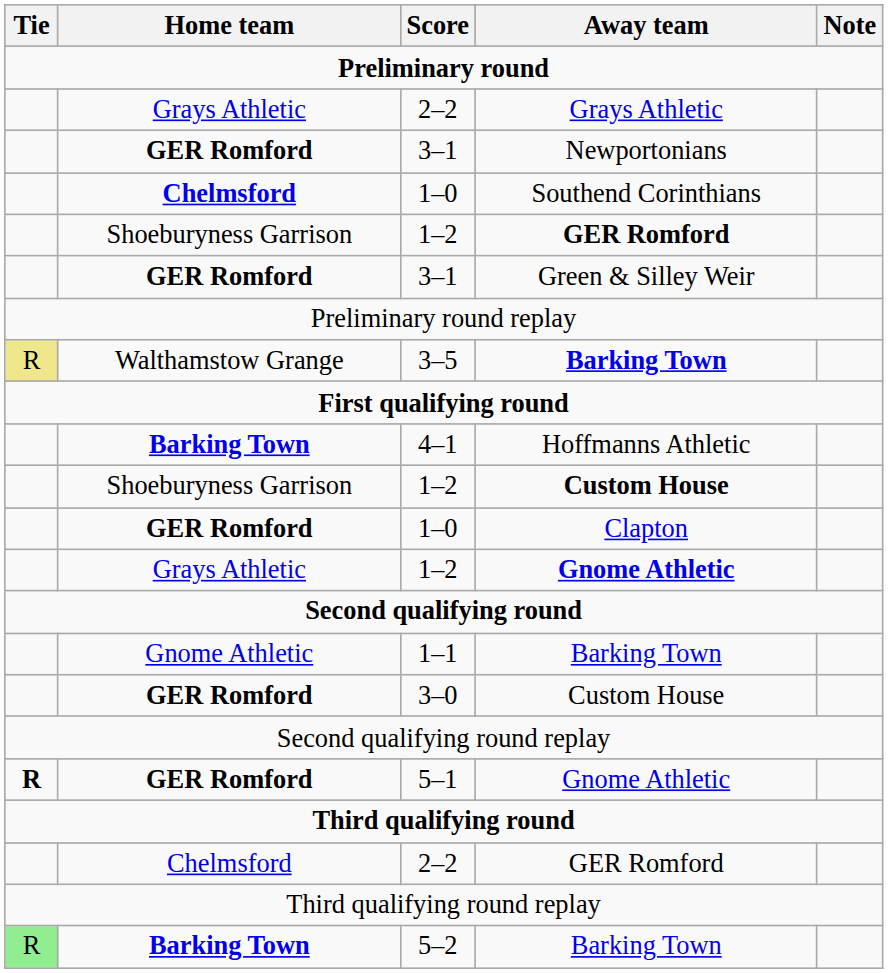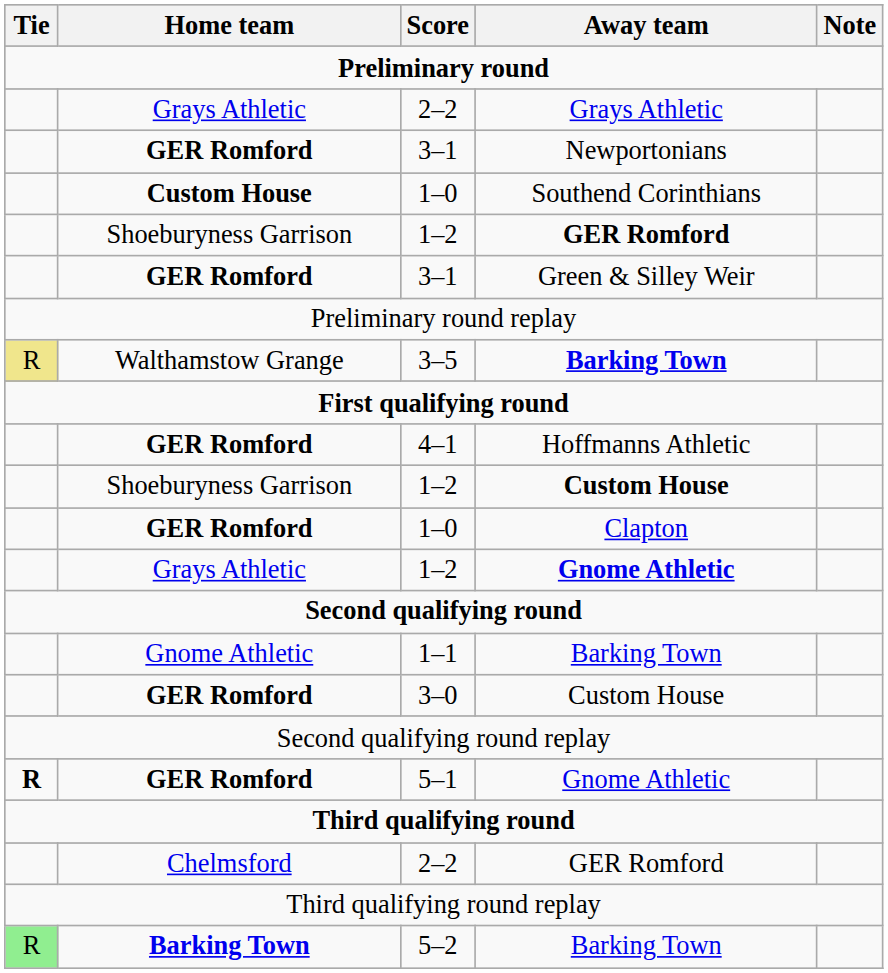(229, 192) Chelmsford -> (229, 192) Custom House
(229, 444) Barking Town -> (229, 444) GER Romford
